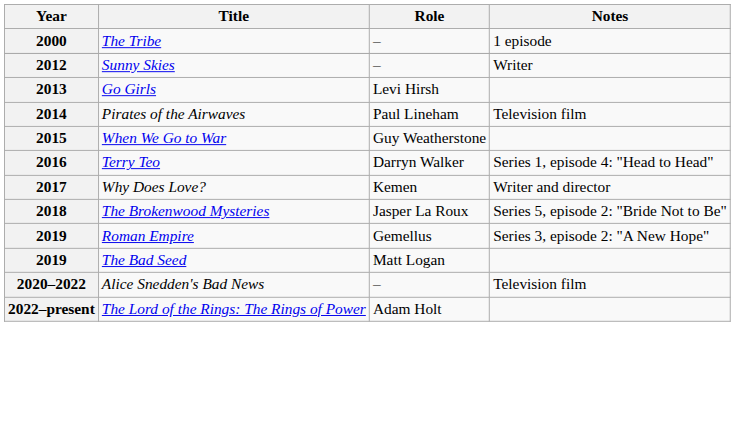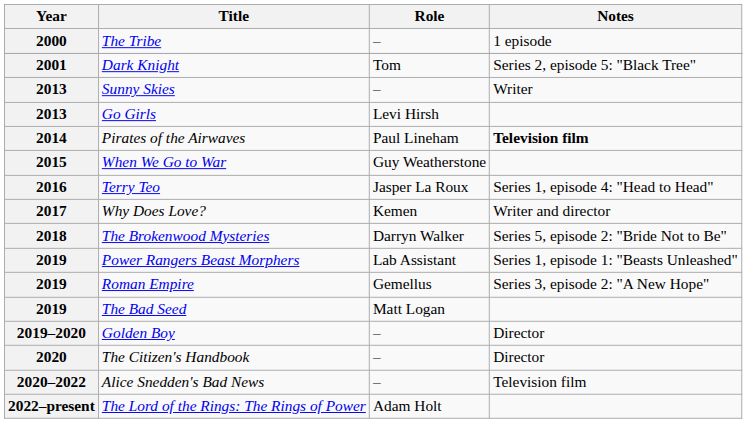+ row: (140, 65)
(51, 65) 2012 -> (51, 89) 2013
(540, 114) normal -> (541, 138) bold
(418, 162) Darryn Walker -> (421, 187) Jasper La Roux
(421, 211) Jasper La Roux -> (418, 235) Darryn Walker
+ row: (201, 260)
+ row: (138, 333)
+ row: (176, 357)
